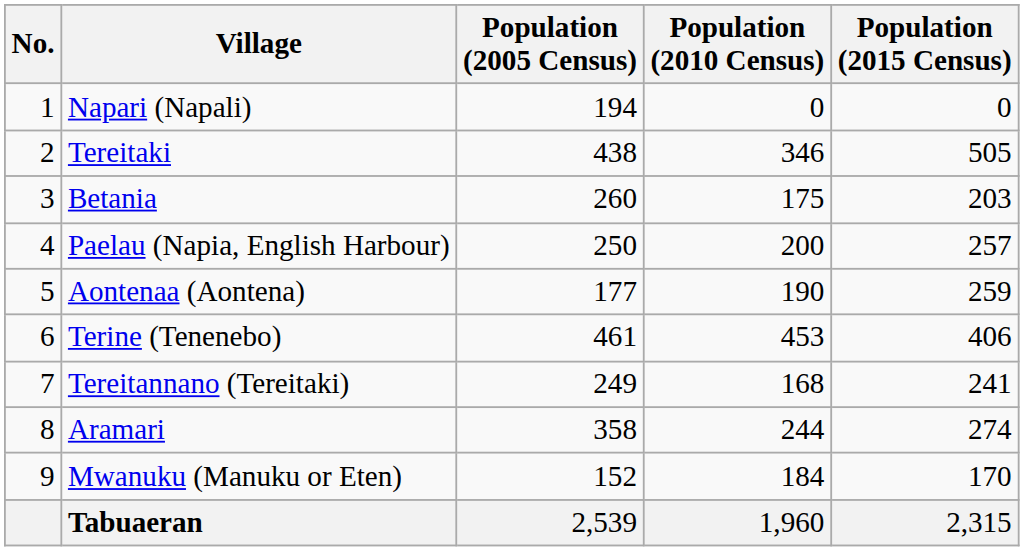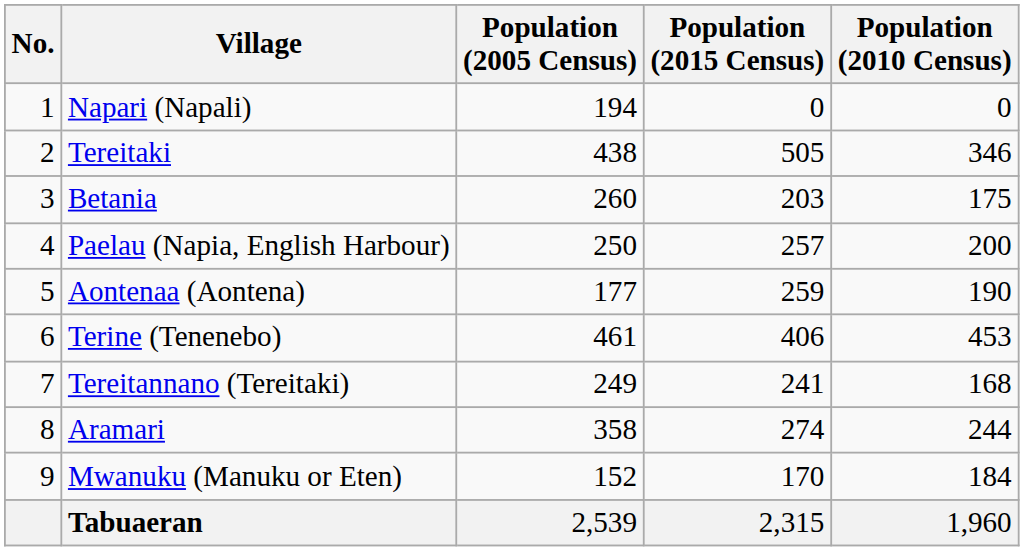columns swapped: (737, 43) <-> (925, 43)
